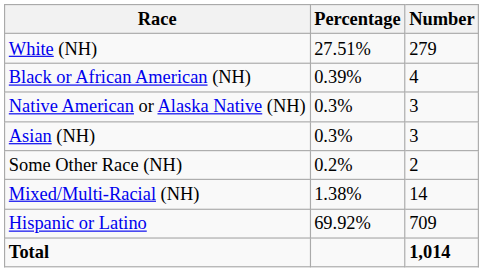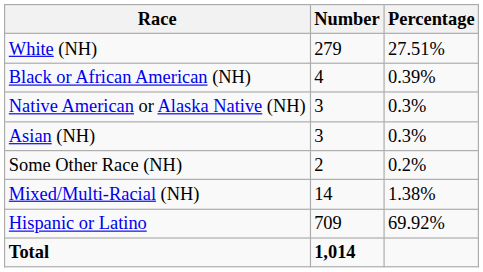columns swapped: (442, 19) <-> (357, 19)
